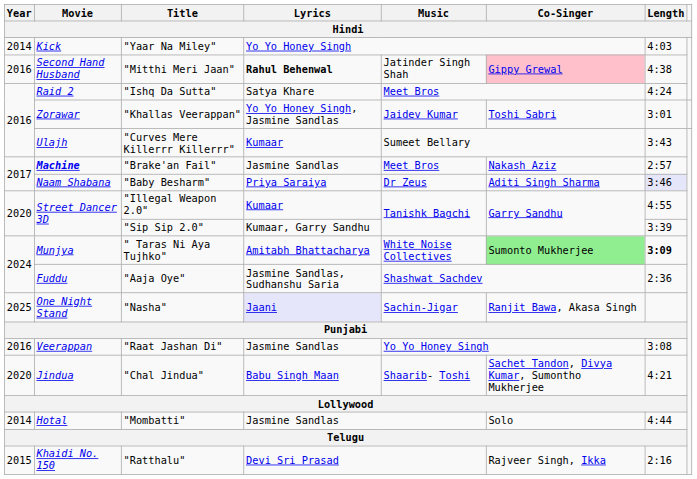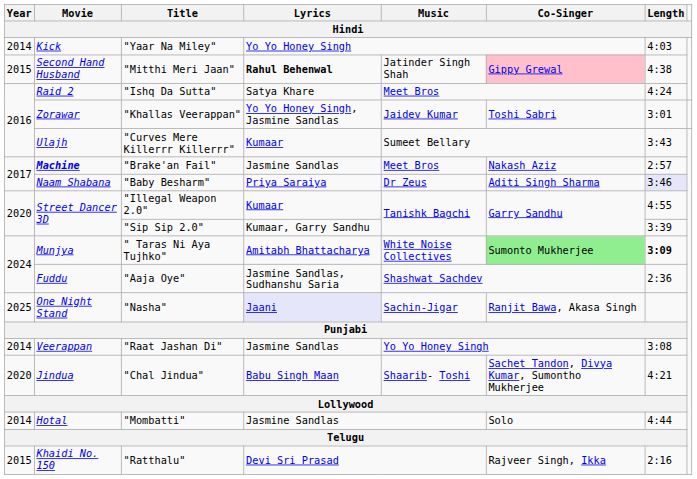(19, 69) 2016 -> (19, 69) 2015
(19, 347) 2016 -> (19, 347) 2014
